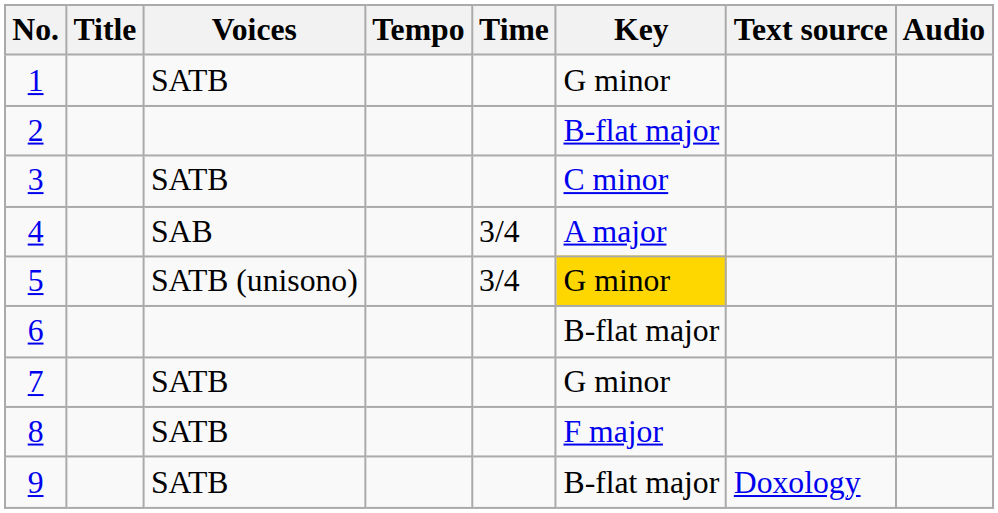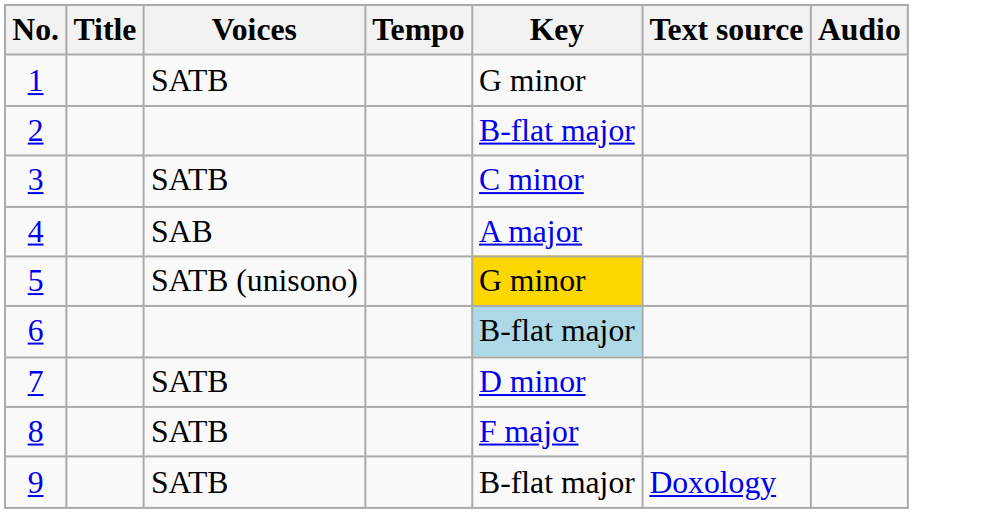- column: (514, 29)
(641, 331) no background -> (557, 331) lightblue background
(617, 381) G minor -> (532, 381) D minor
